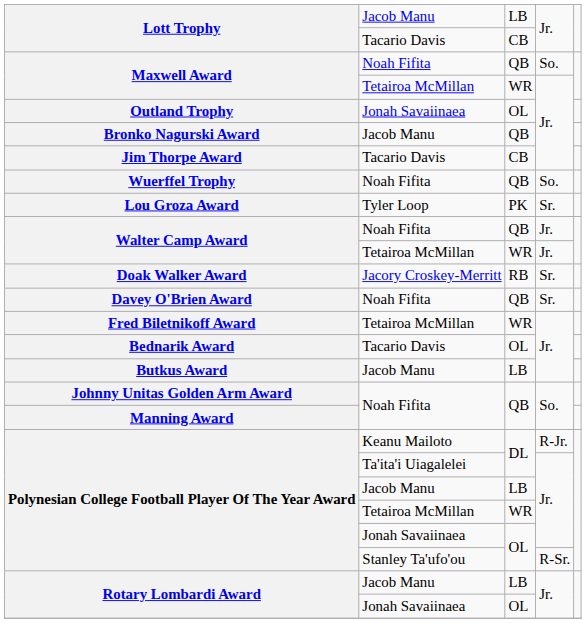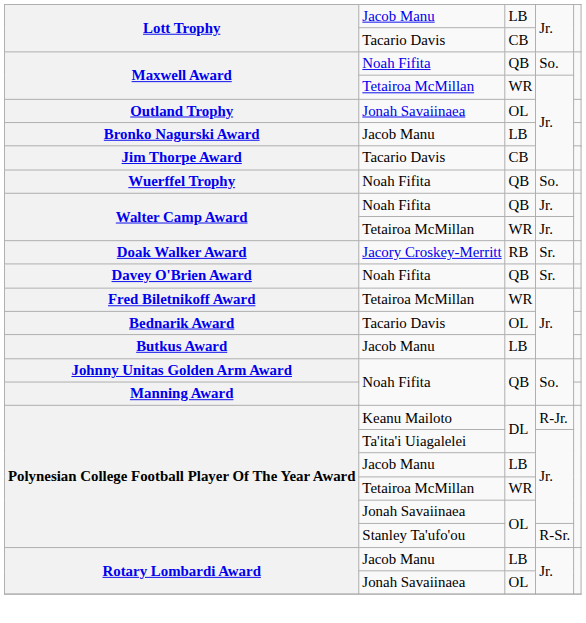(519, 134) QB -> (518, 134) LB
- row: (182, 205)
